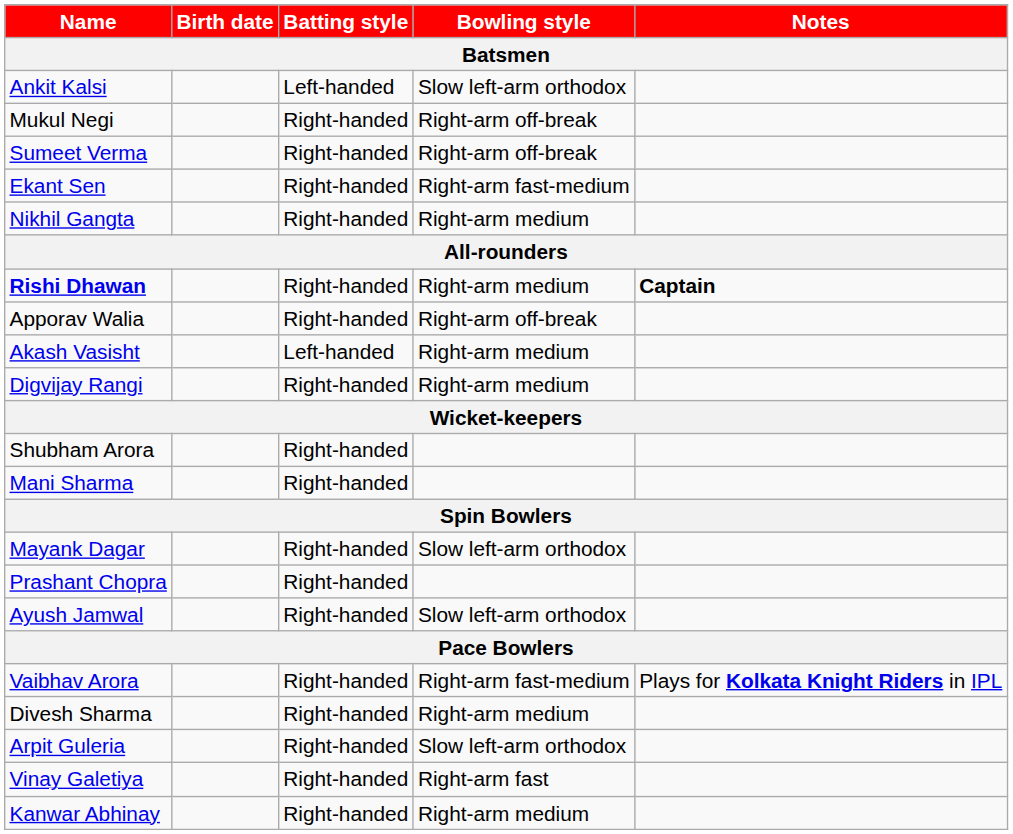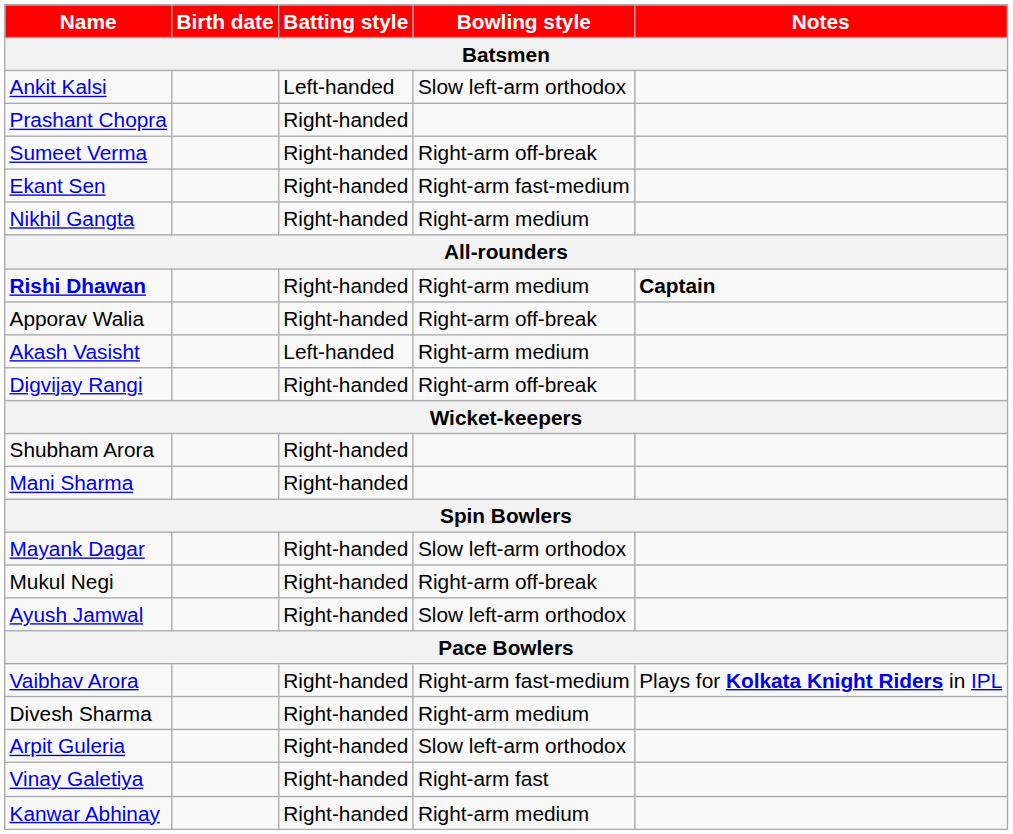rows swapped: (88, 582) <-> (62, 120)
(503, 384) Right-arm medium -> (507, 384) Right-arm off-break
